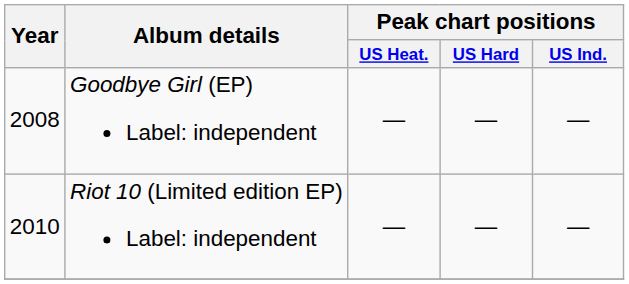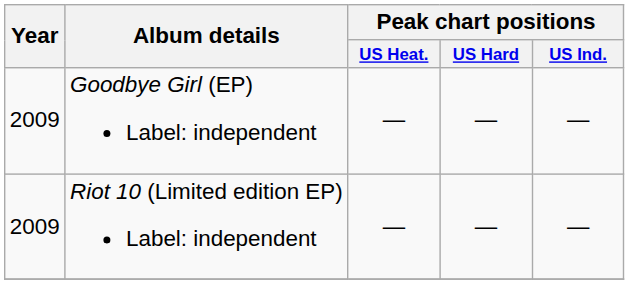(35, 120) 2008 -> (35, 120) 2009
(35, 226) 2010 -> (35, 226) 2009
